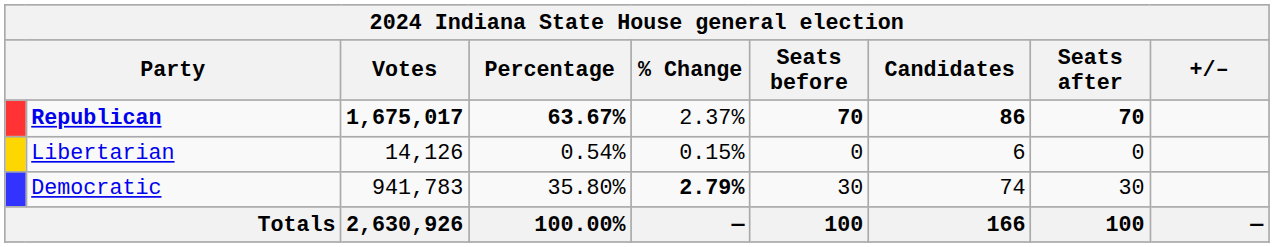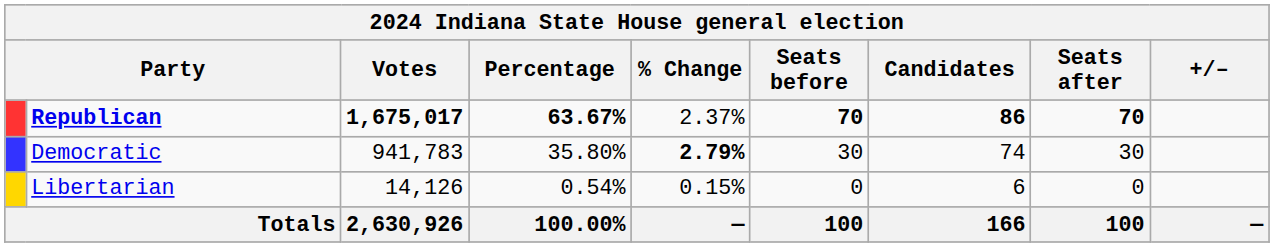rows swapped: (96, 189) <-> (103, 154)
